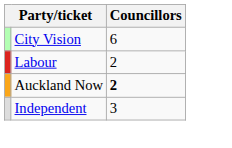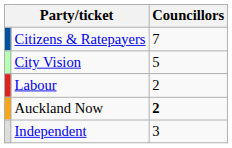+ row: (80, 39)
(113, 39) 6 -> (156, 62) 5
